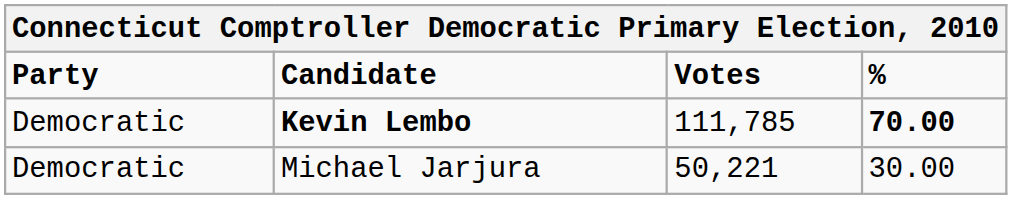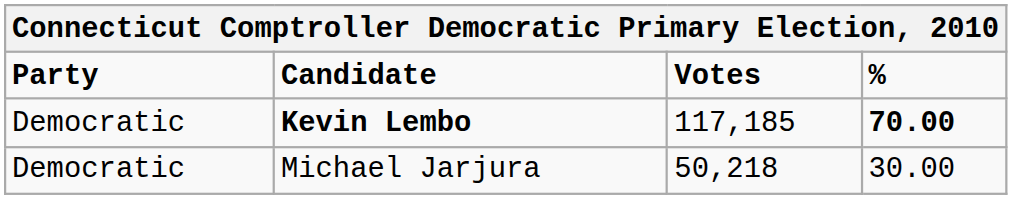(735, 123) 111,785 -> (735, 123) 117,185
(726, 170) 50,221 -> (726, 170) 50,218
